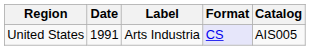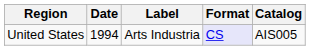(104, 34) 1991 -> (104, 34) 1994
